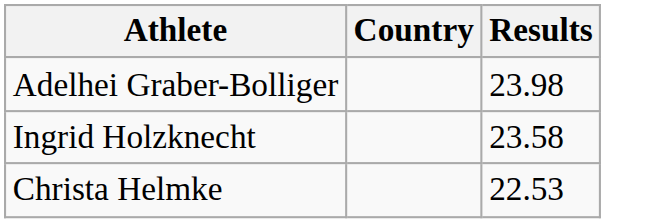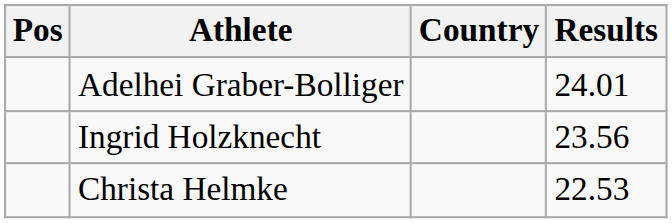+ column: (38, 30)
(527, 83) 23.98 -> (592, 83) 24.01
(527, 136) 23.58 -> (592, 136) 23.56
